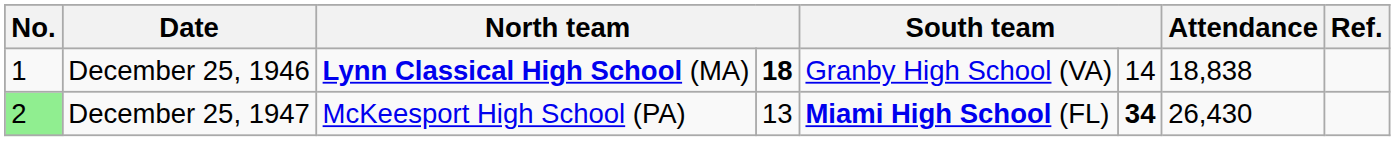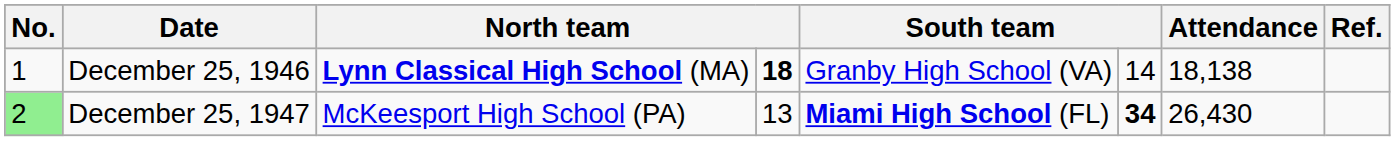(1210, 70) 18,838 -> (1210, 70) 18,138
